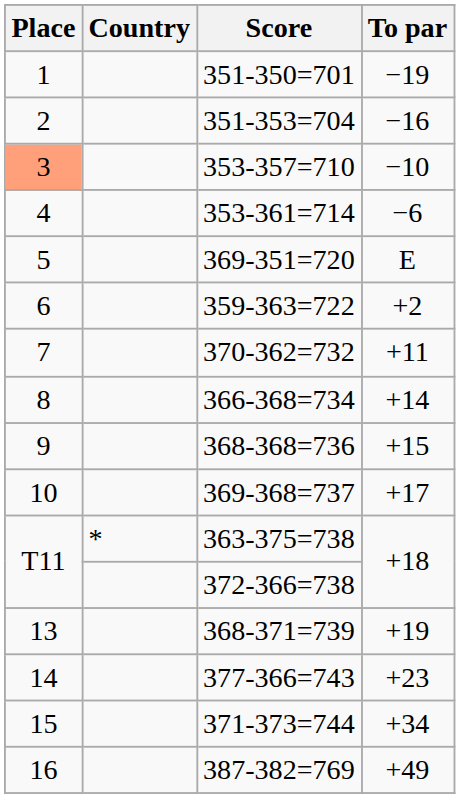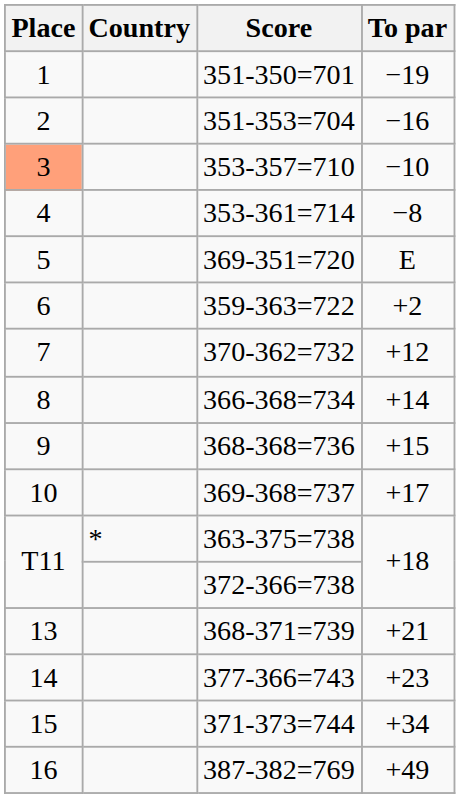(407, 213) −6 -> (407, 213) −8
(407, 352) +11 -> (407, 352) +12
(407, 630) +19 -> (407, 630) +21
